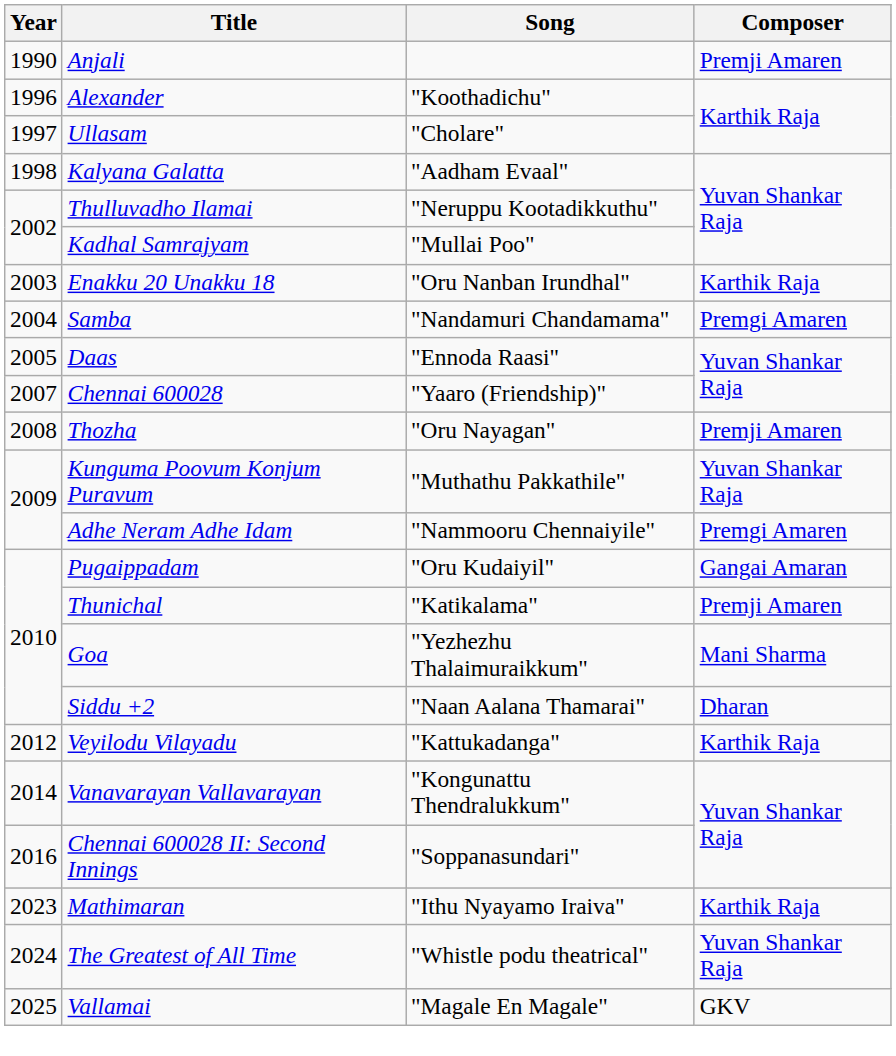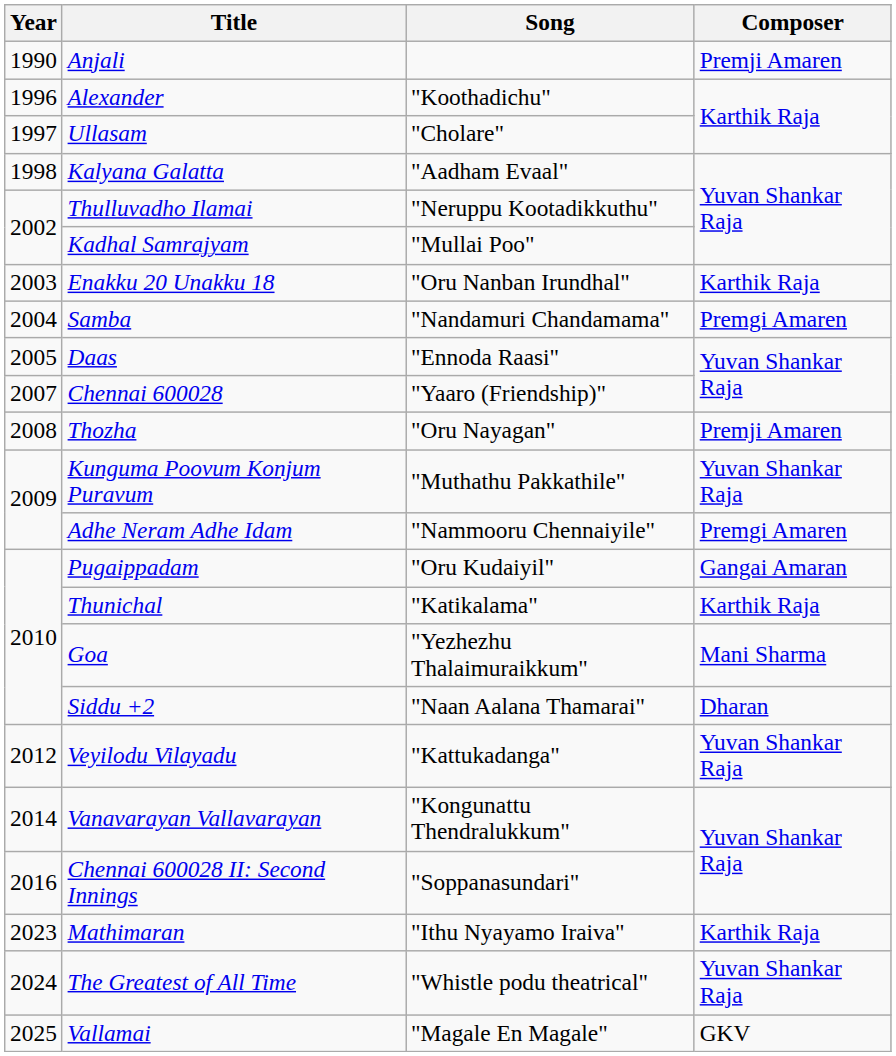(771, 605) Premji Amaren -> (760, 605) Karthik Raja
(760, 742) Karthik Raja -> (771, 755) Yuvan Shankar Raja
